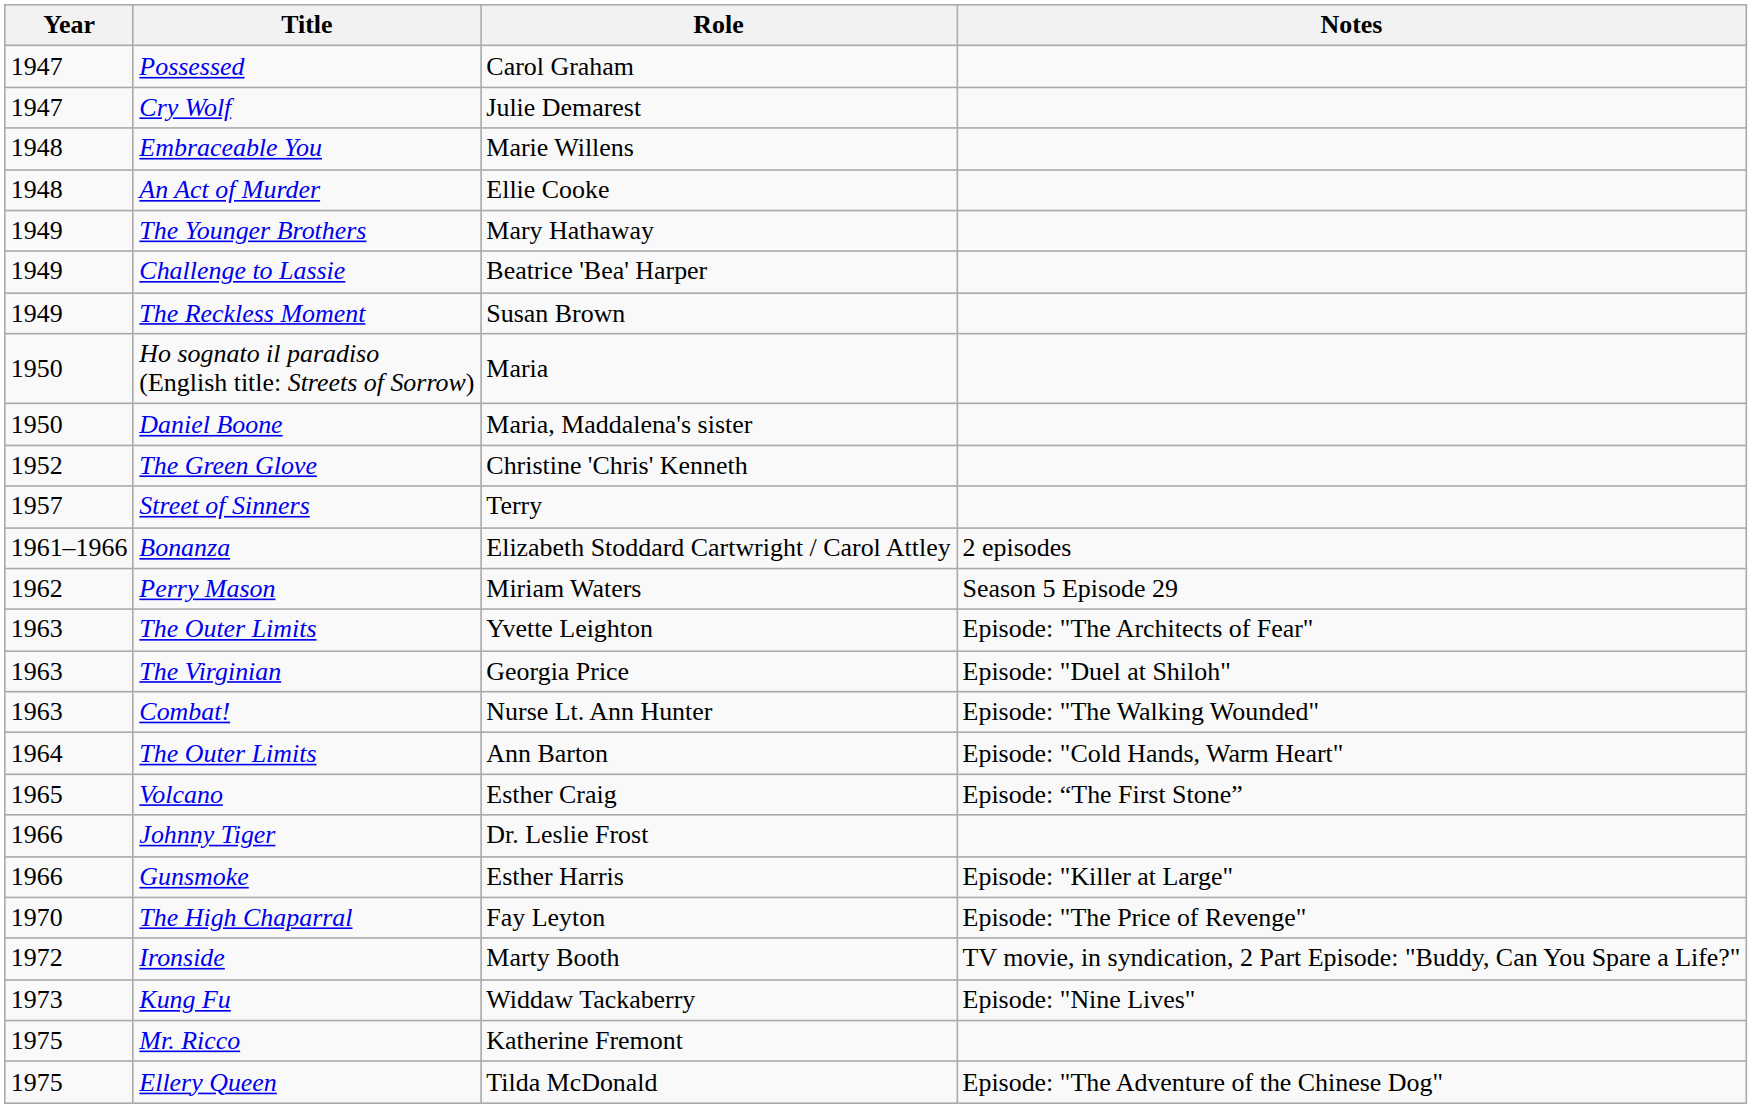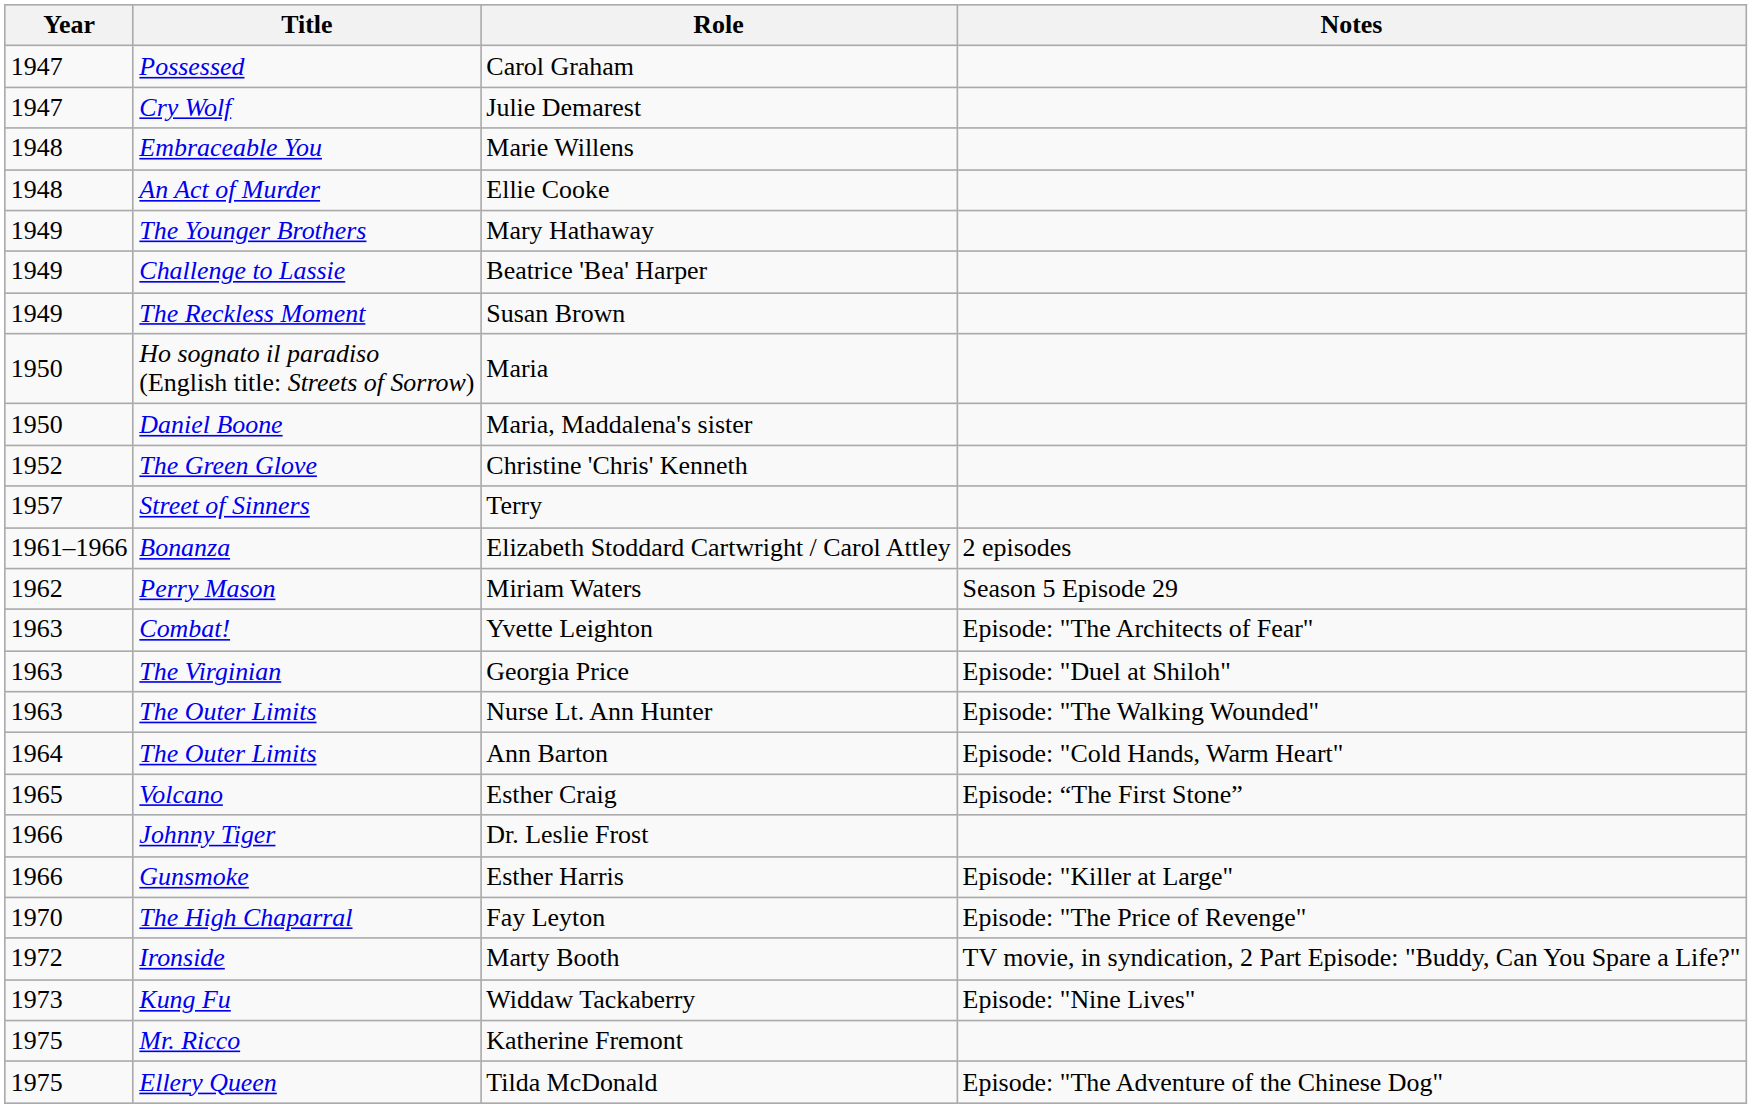(228, 629) The Outer Limits -> (185, 629) Combat!
(185, 711) Combat! -> (228, 711) The Outer Limits
